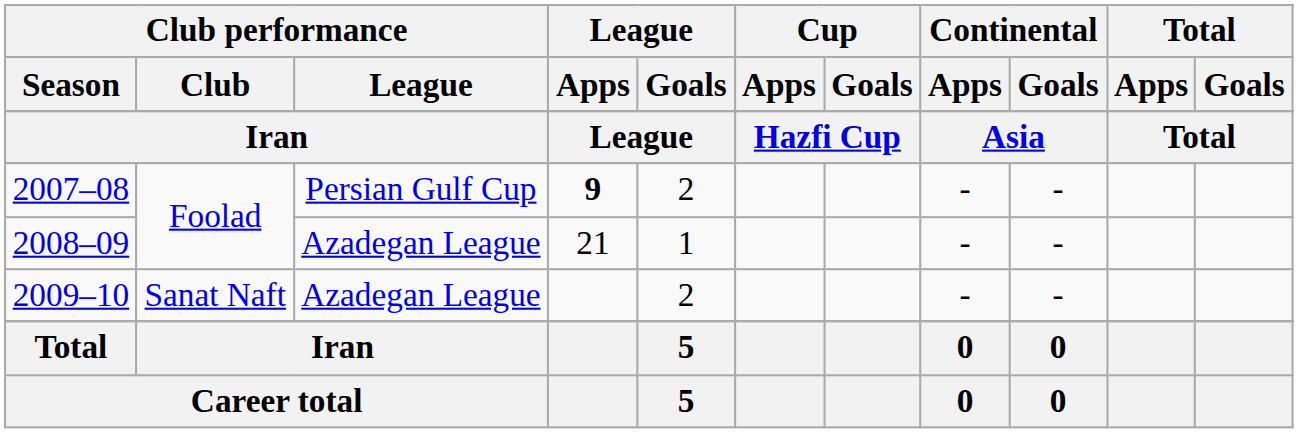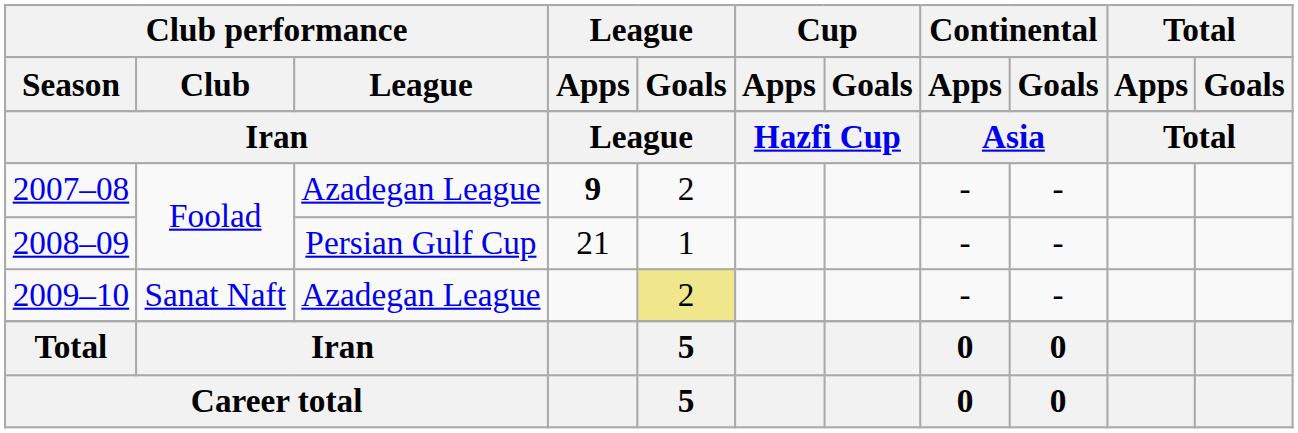(421, 189) Persian Gulf Cup -> (421, 189) Azadegan League
(421, 242) Azadegan League -> (421, 242) Persian Gulf Cup
(686, 294) no background -> (686, 294) khaki background
